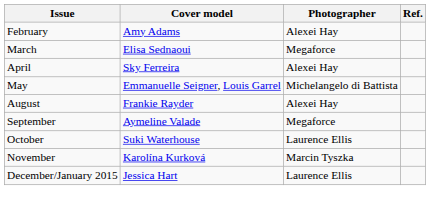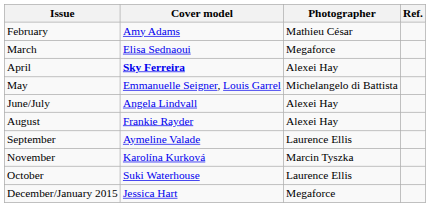(312, 31) Alexei Hay -> (319, 31) Mathieu César
(151, 67) normal -> (154, 67) bold
+ row: (28, 103)
(311, 121) Megaforce -> (319, 139) Laurence Ellis
rows swapped: (25, 139) <-> (31, 157)
(319, 175) Laurence Ellis -> (311, 193) Megaforce
